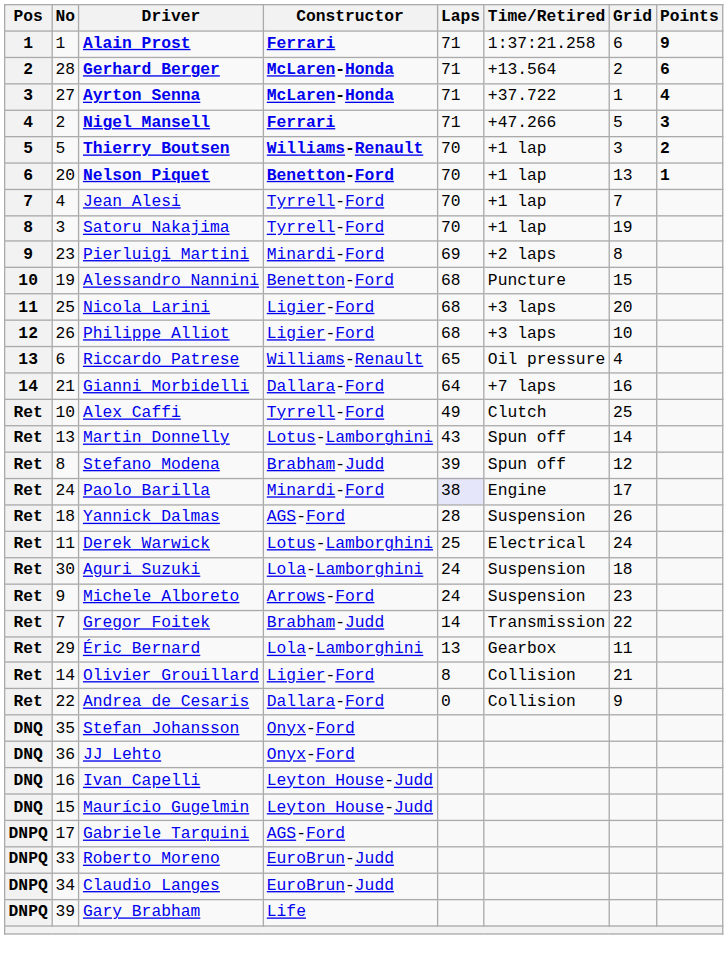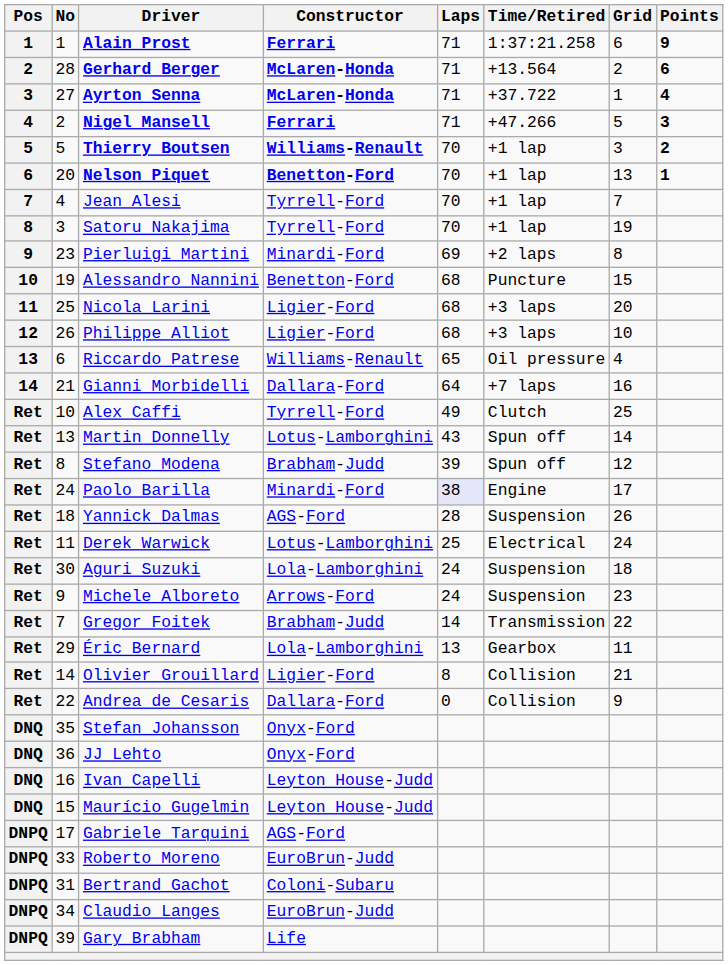+ row: (156, 887)
